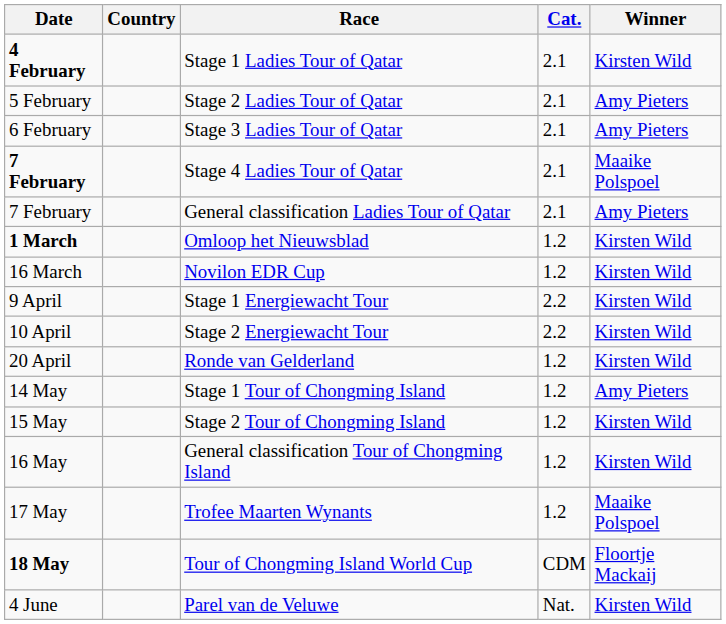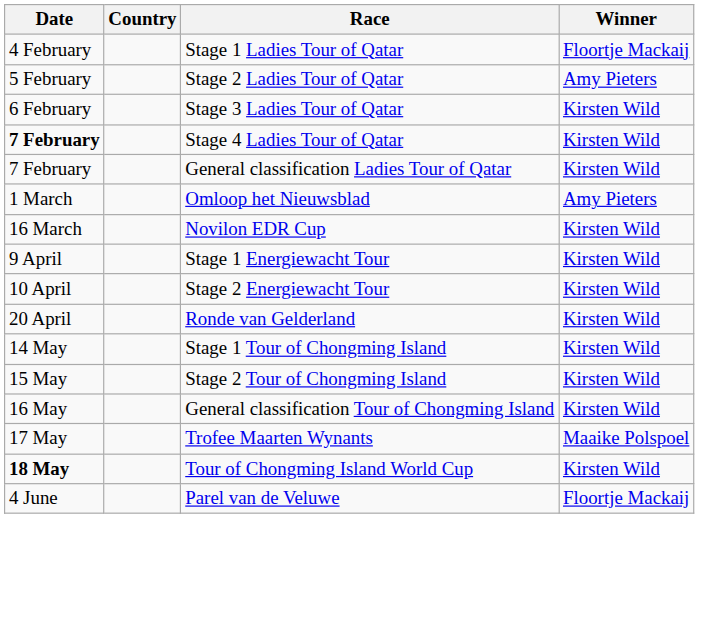- column: (564, 19)
(47, 60) bold -> (50, 49) normal
(643, 60) Kirsten Wild -> (626, 49) Floortje Mackaij
(641, 130) Amy Pieters -> (611, 109) Kirsten Wild
(627, 171) Maaike Polspoel -> (611, 139) Kirsten Wild
(641, 211) Amy Pieters -> (611, 169) Kirsten Wild
(43, 241) bold -> (41, 199) normal
(643, 241) Kirsten Wild -> (610, 199) Amy Pieters
(641, 391) Amy Pieters -> (611, 348) Kirsten Wild
(625, 564) Floortje Mackaij -> (611, 468) Kirsten Wild
(643, 604) Kirsten Wild -> (626, 498) Floortje Mackaij
